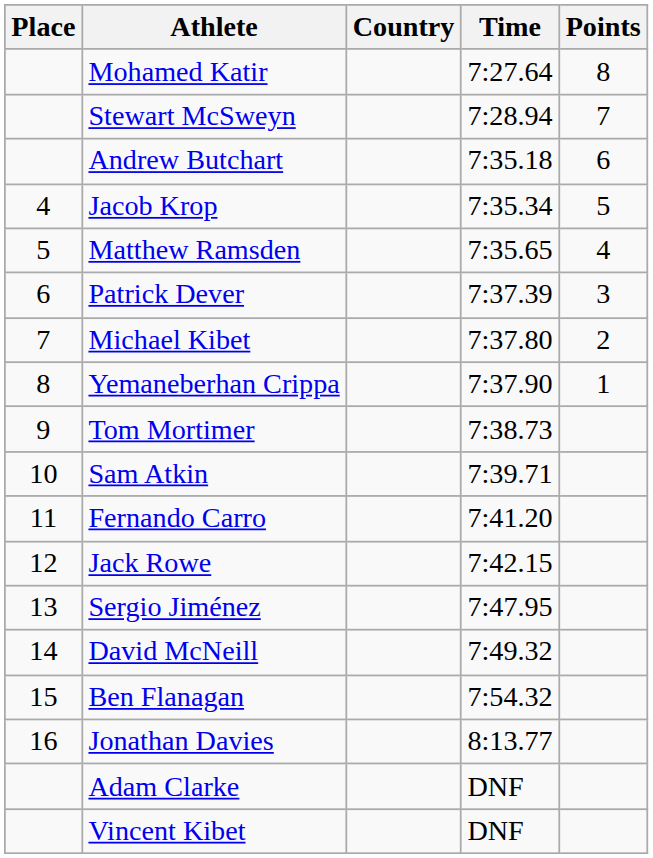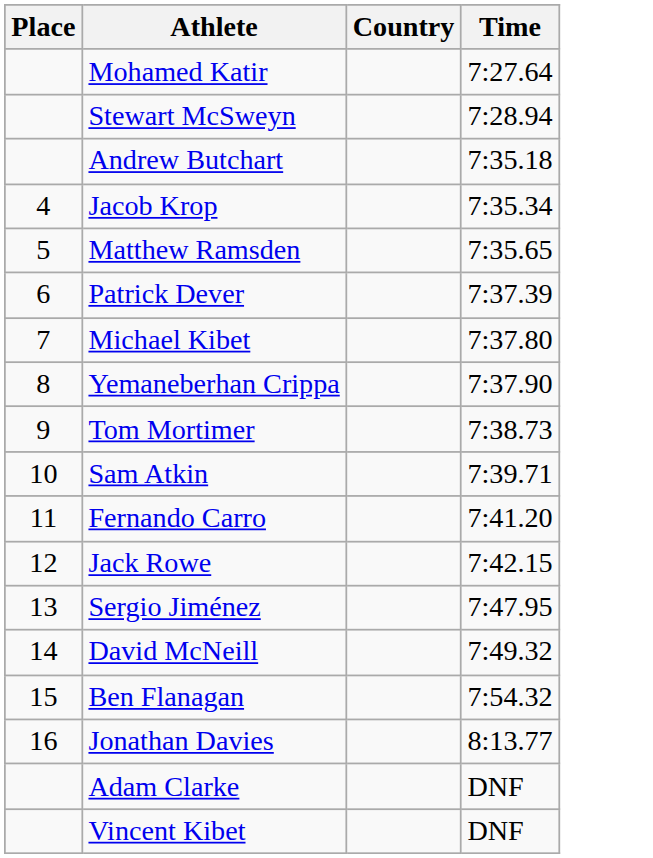- column: (603, 26)
